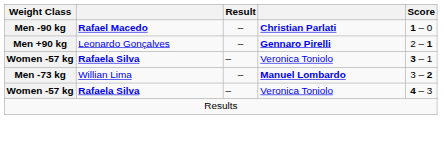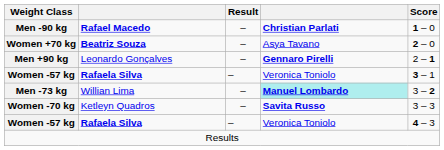+ row: (41, 43)
(303, 75) no background -> (306, 91) paleturquoise background
+ row: (41, 106)
